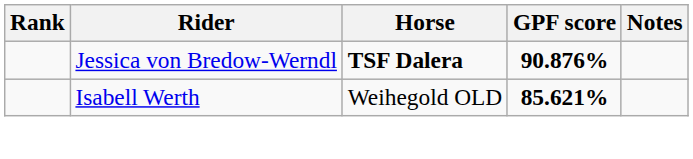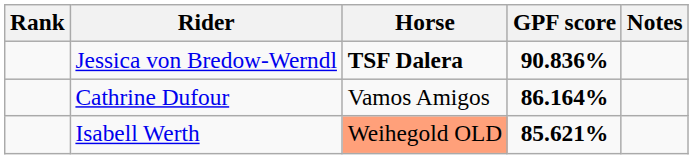(564, 60) 90.876% -> (564, 60) 90.836%
+ row: (152, 97)
(425, 97) no background -> (425, 134) lightsalmon background
